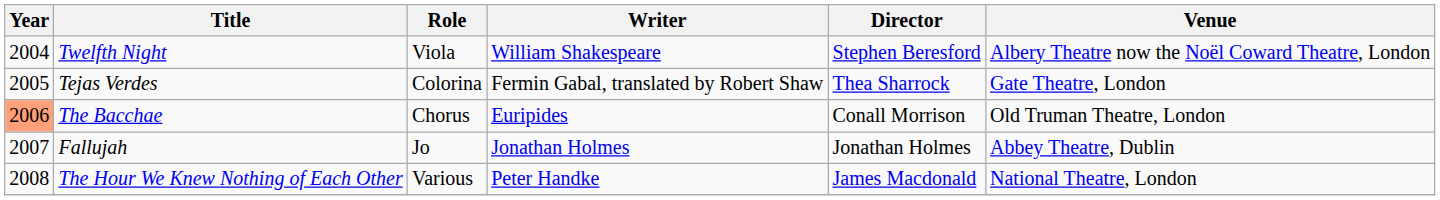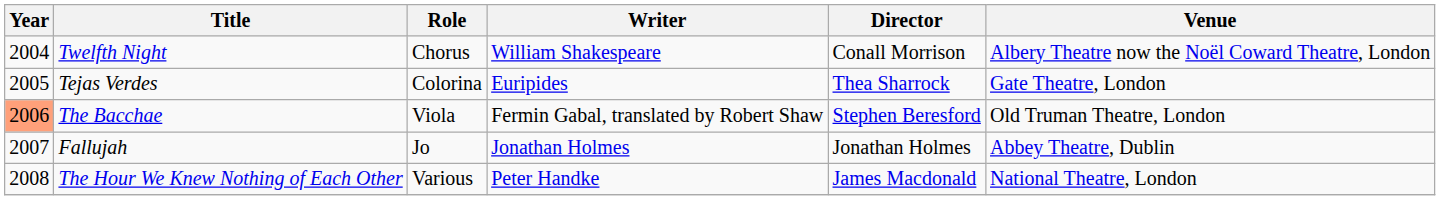(434, 52) Viola -> (441, 52) Chorus
(907, 52) Stephen Beresford -> (899, 52) Conall Morrison
(657, 83) Fermin Gabal, translated by Robert Shaw -> (529, 83) Euripides
(441, 115) Chorus -> (434, 115) Viola
(529, 115) Euripides -> (657, 115) Fermin Gabal, translated by Robert Shaw
(899, 115) Conall Morrison -> (907, 115) Stephen Beresford
